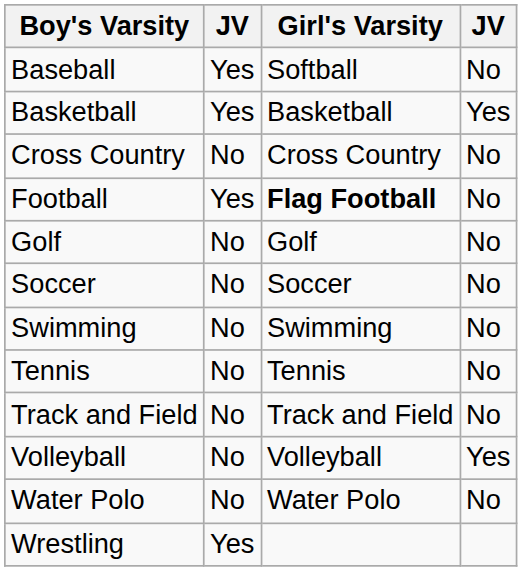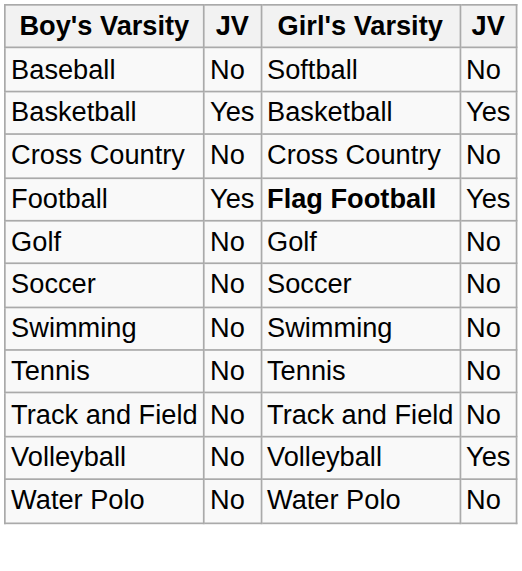(232, 69) Yes -> (227, 69) No
(483, 198) No -> (488, 198) Yes
- row: (68, 543)
